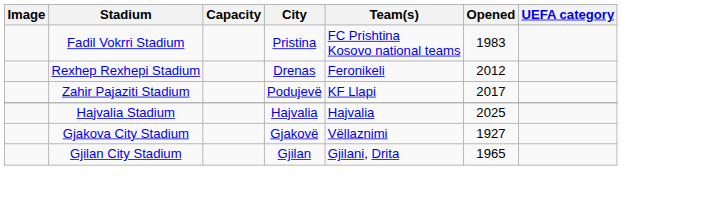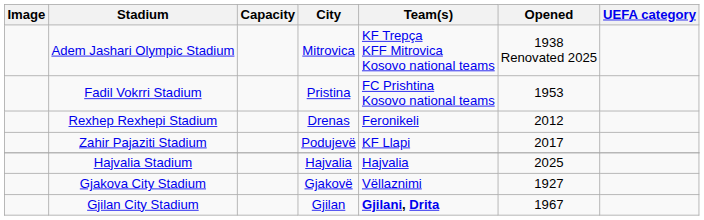+ row: (143, 50)
(491, 43) 1983 -> (549, 93) 1953
(363, 154) normal -> (401, 204) bold
(491, 154) 1965 -> (549, 204) 1967
